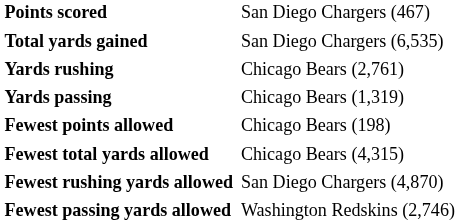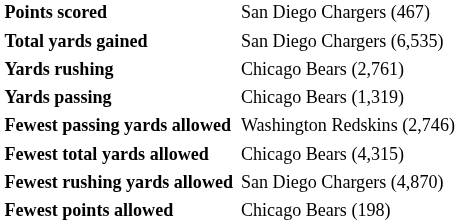rows swapped: (89, 125) <-> (118, 210)
